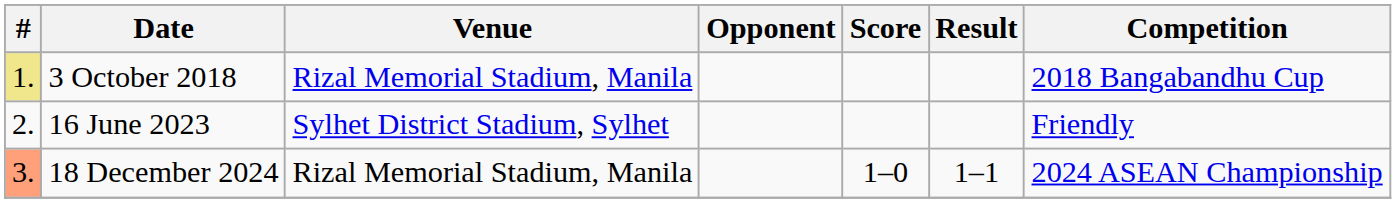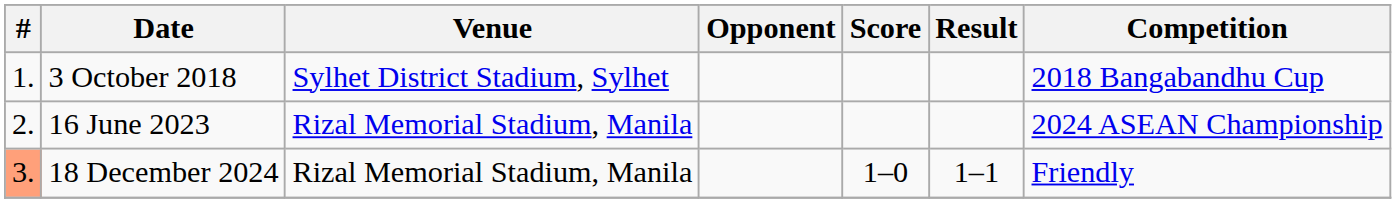(23, 76) khaki background -> (23, 76) no background
(492, 76) Rizal Memorial Stadium, Manila -> (481, 76) Sylhet District Stadium, Sylhet
(481, 124) Sylhet District Stadium, Sylhet -> (492, 124) Rizal Memorial Stadium, Manila
(1083, 124) Friendly -> (1207, 124) 2024 ASEAN Championship
(1207, 172) 2024 ASEAN Championship -> (1083, 172) Friendly
